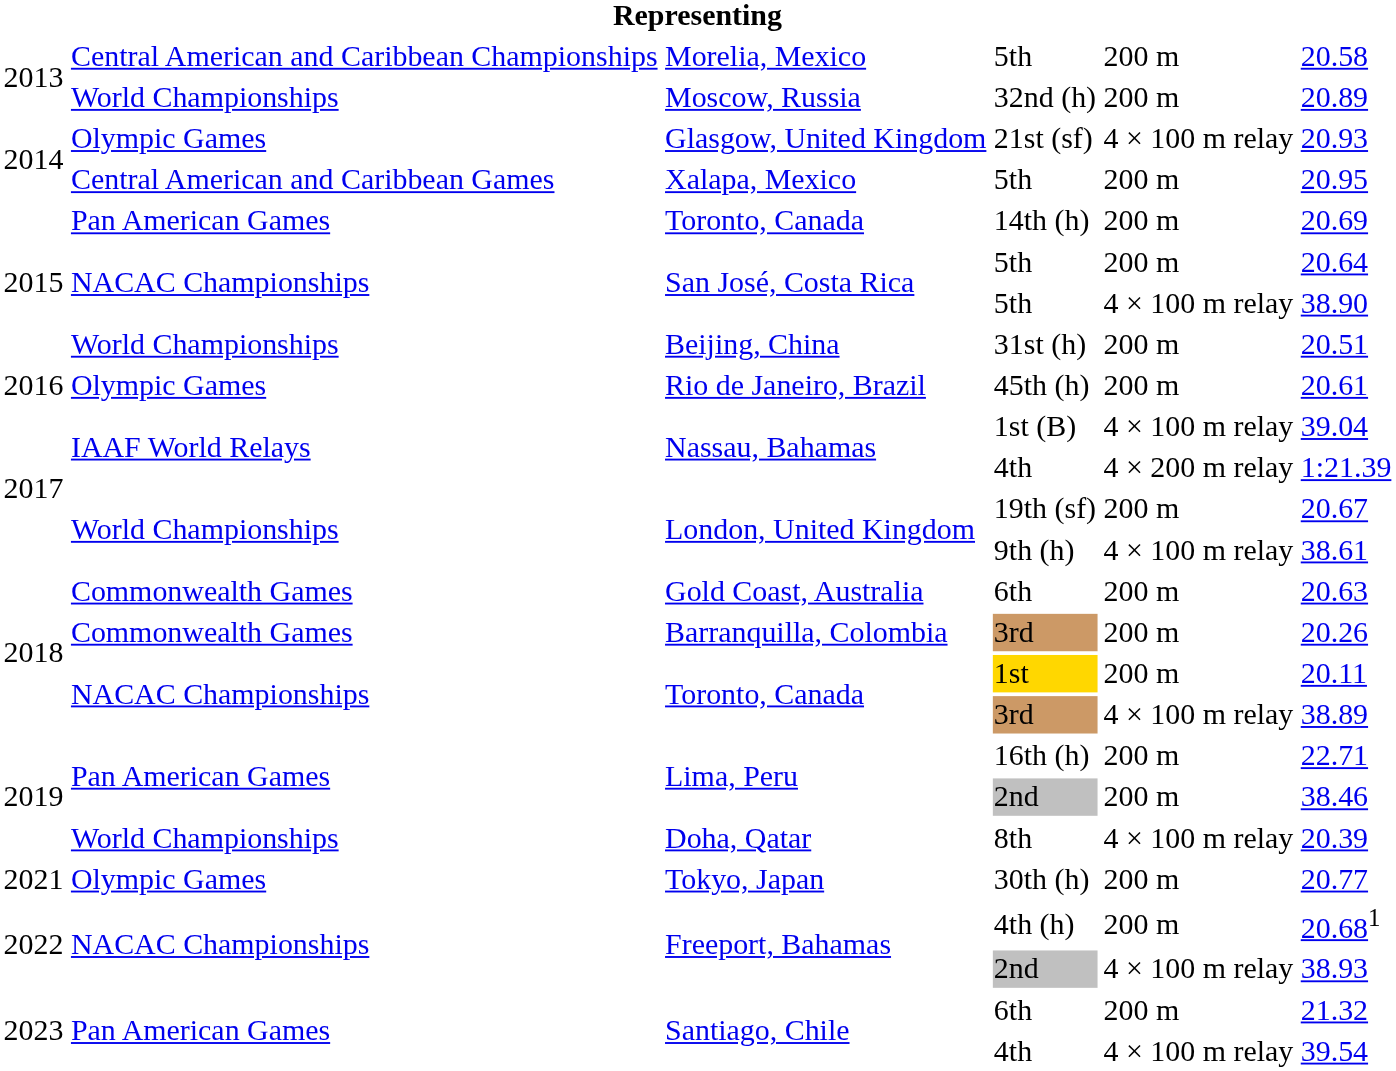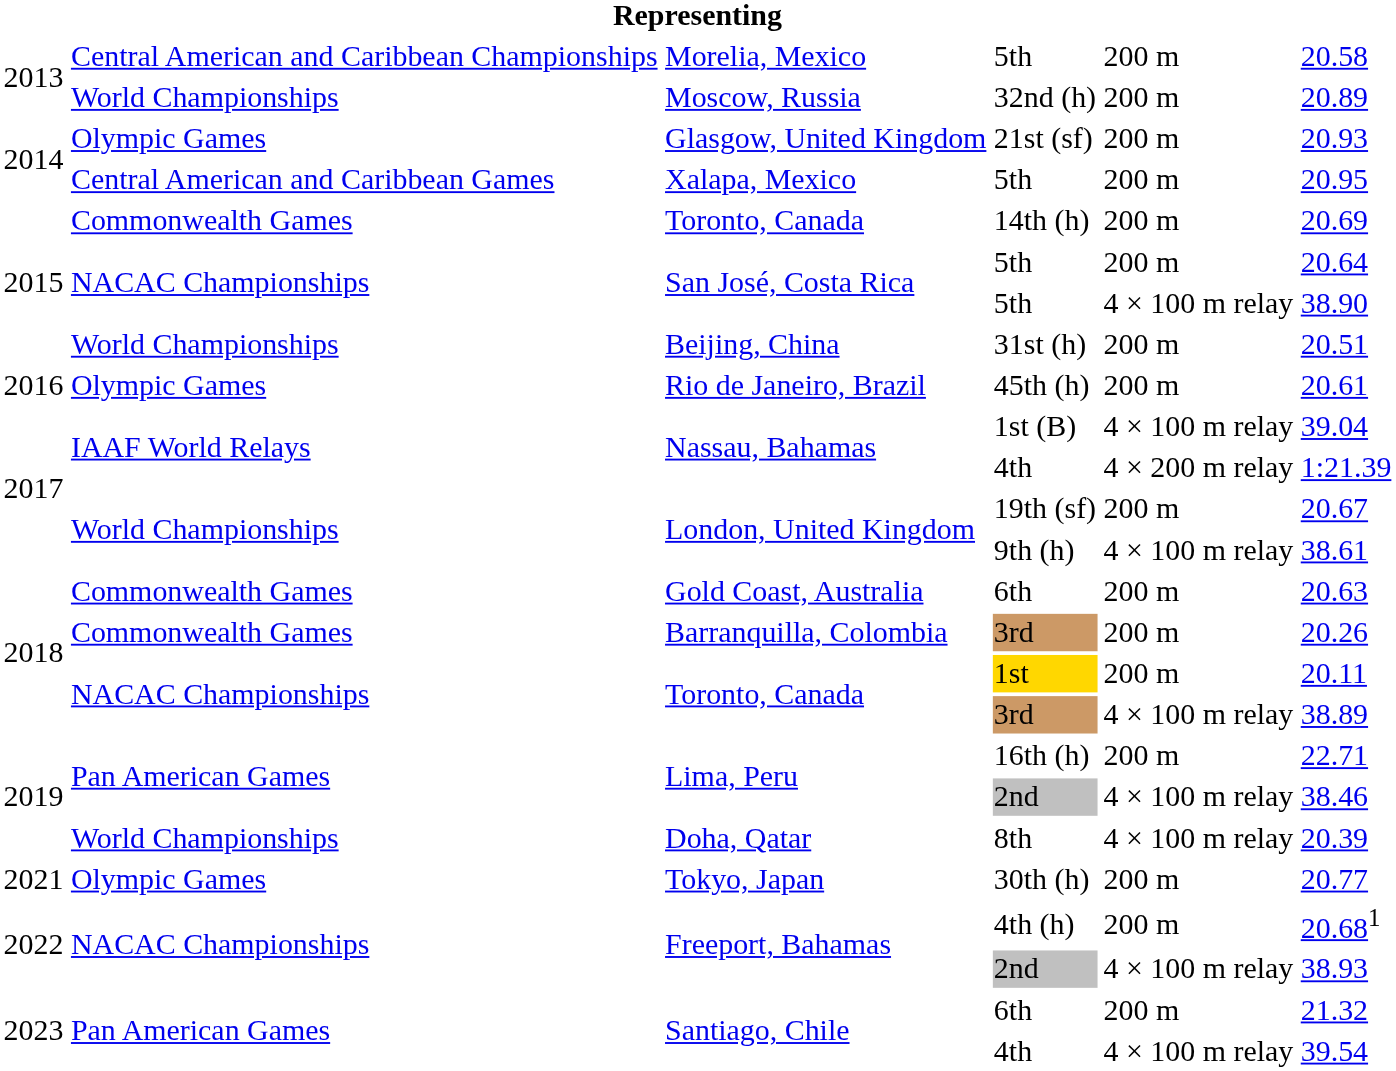(1198, 138) 4 × 100 m relay -> (1141, 138) 200 m
(201, 220) Pan American Games -> (212, 220) Commonwealth Games
(1141, 796) 200 m -> (1198, 796) 4 × 100 m relay
